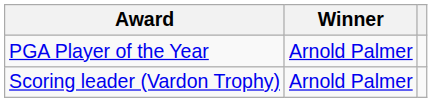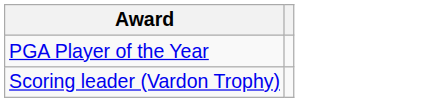- column: (351, 19)
